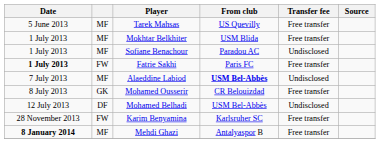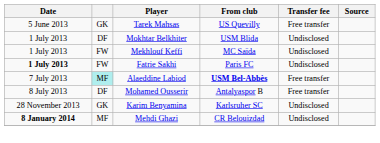(102, 24) MF -> (102, 24) GK
(102, 37) MF -> (102, 37) DF
(309, 37) Free transfer -> (309, 37) Undisclosed
- row: (157, 51)
+ row: (157, 51)
(309, 64) Free transfer -> (309, 64) Undisclosed
(102, 78) no background -> (102, 78) paleturquoise background
(309, 78) Undisclosed -> (309, 78) Free transfer
(102, 91) GK -> (102, 91) DF
(239, 91) CR Belouizdad -> (239, 91) Antalyaspor B
- row: (157, 105)
(102, 118) FW -> (102, 105) GK
(309, 118) Free transfer -> (309, 105) Undisclosed
(239, 131) Antalyaspor B -> (239, 118) CR Belouizdad
(309, 131) Free transfer -> (309, 118) Undisclosed
